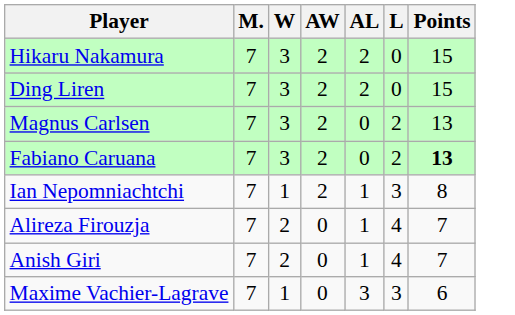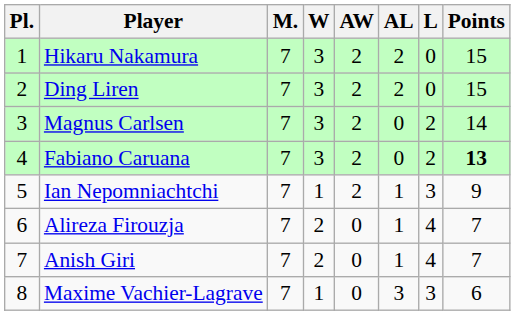+ column: (22, 21)
(442, 123) 13 -> (476, 123) 14
(442, 191) 8 -> (476, 191) 9
